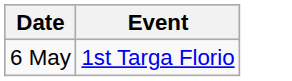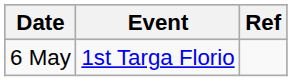+ column: (263, 22)
